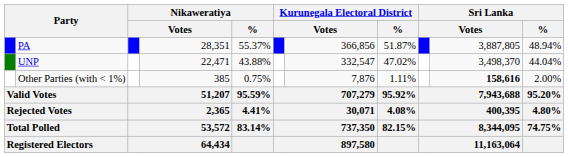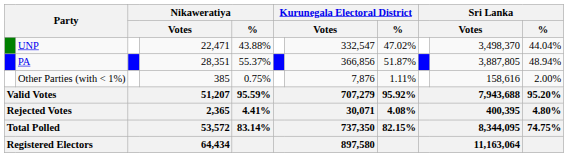rows swapped: (24, 45) <-> (28, 62)
(503, 78) bold -> (503, 78) normal
